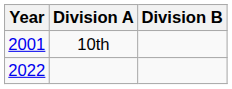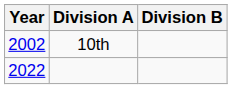(27, 44) 2001 -> (27, 44) 2002
